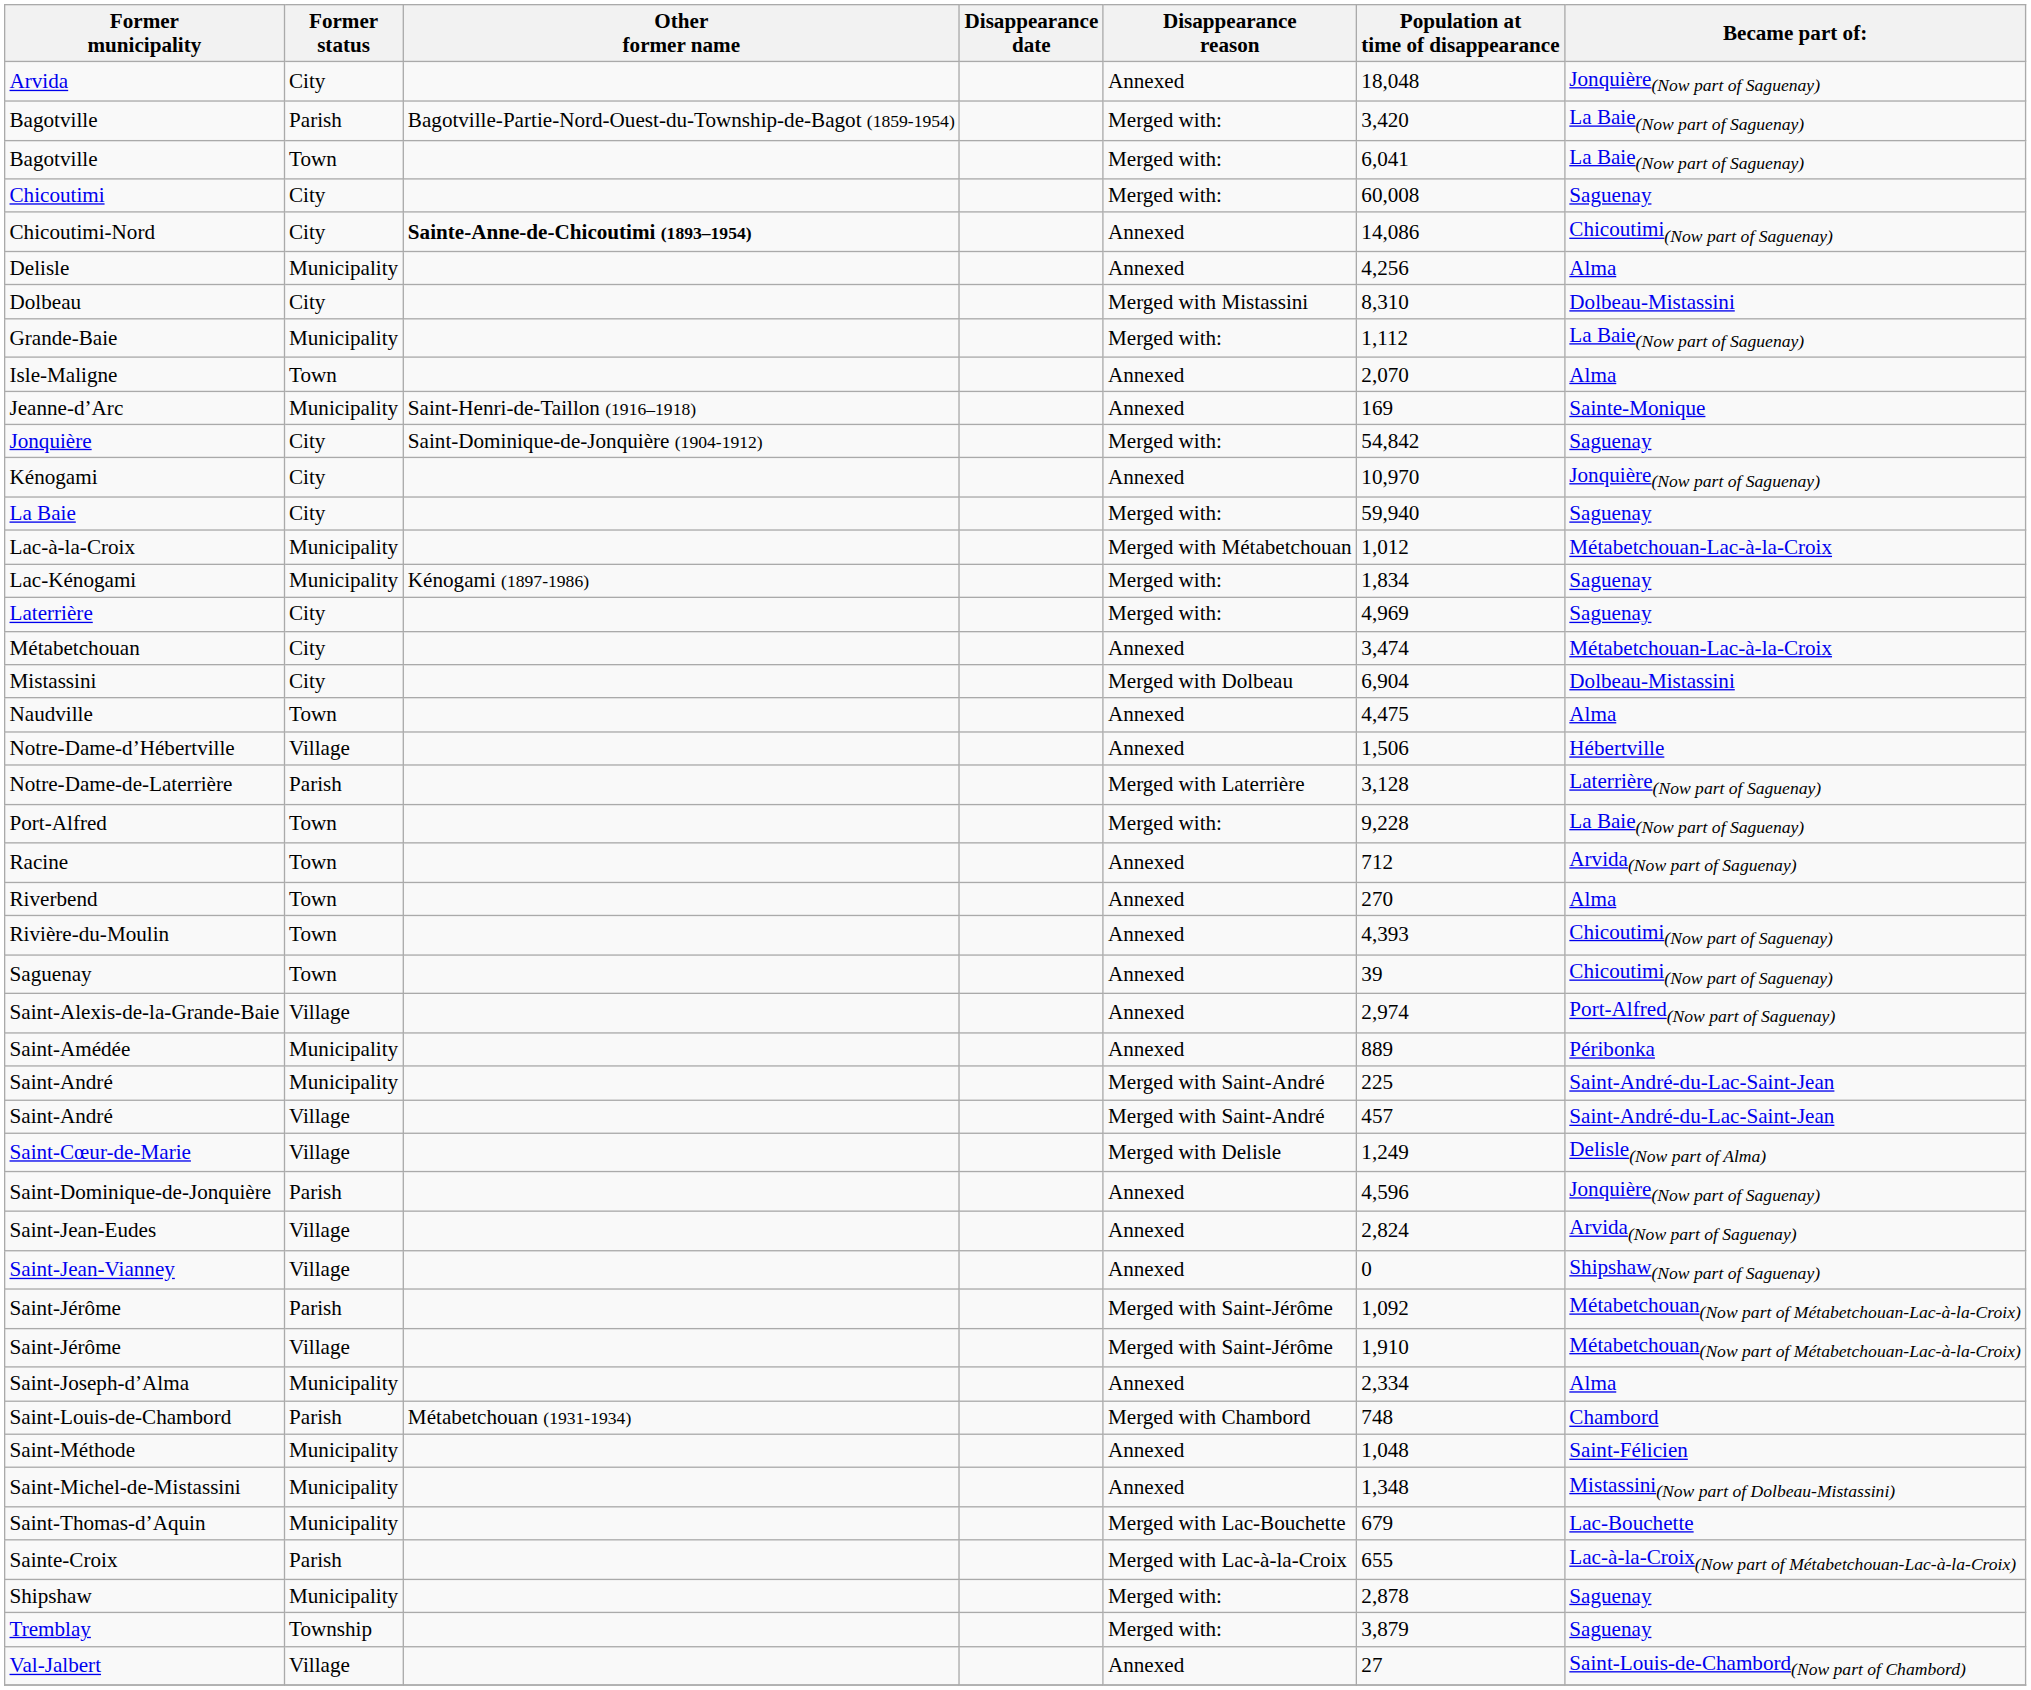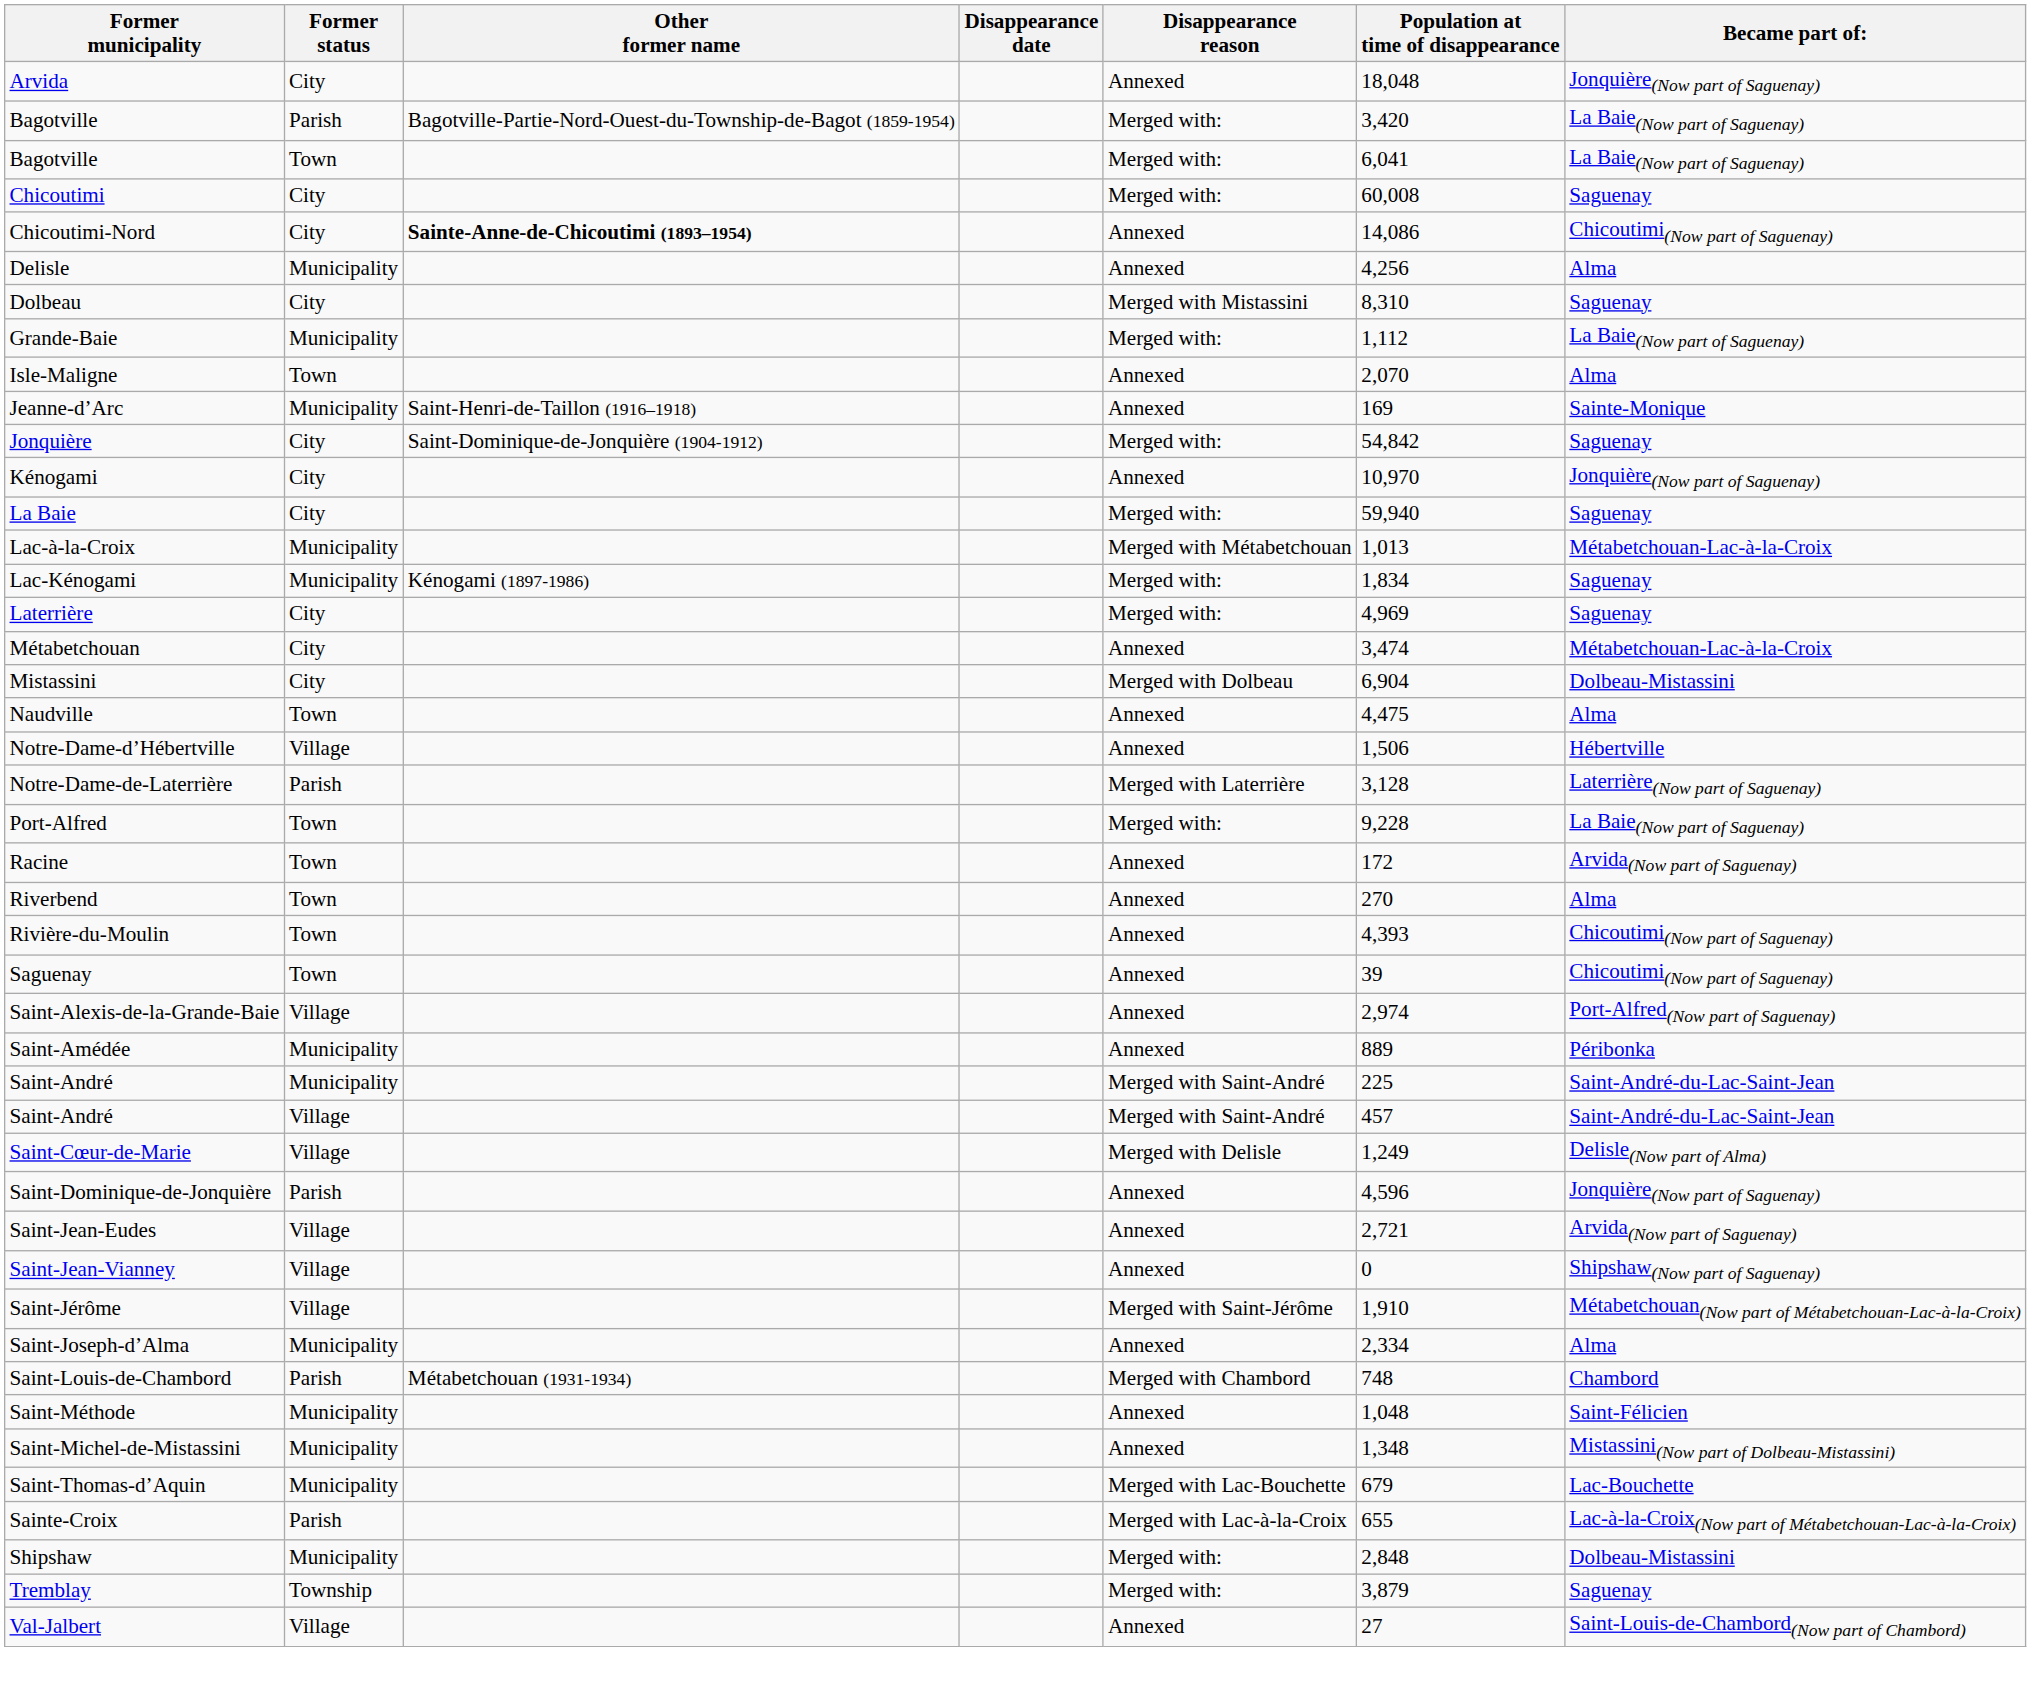(1652, 301) Dolbeau-Mistassini -> (1610, 301) Saguenay
(1385, 547) 1,012 -> (1385, 547) 1,013
(1377, 862) 712 -> (1377, 862) 172
(1385, 1230) 2,824 -> (1385, 1230) 2,721
- row: (65, 1308)
(1385, 1595) 2,878 -> (1385, 1556) 2,848
(1610, 1595) Saguenay -> (1652, 1556) Dolbeau-Mistassini
